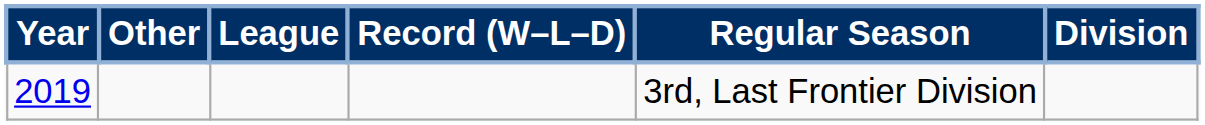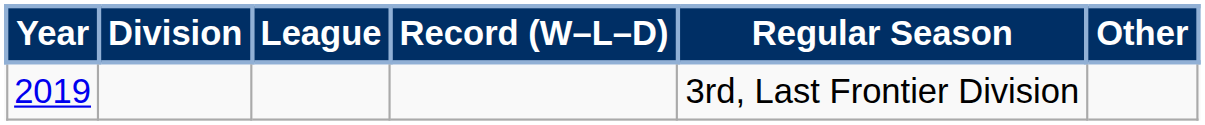columns swapped: (1121, 34) <-> (154, 34)
